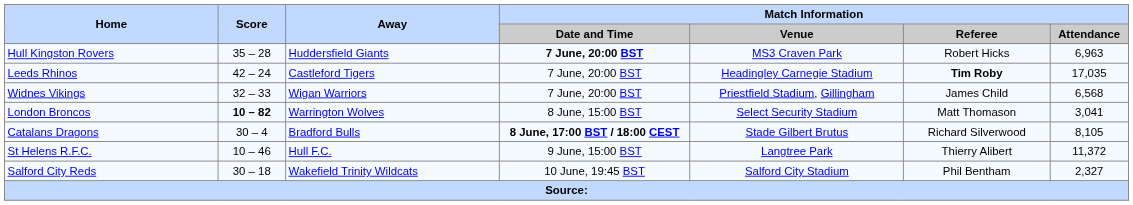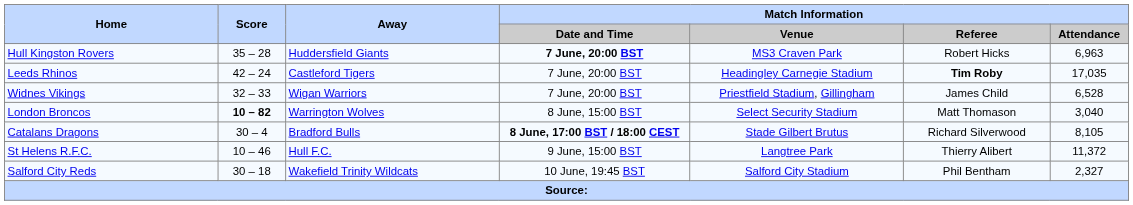(1089, 93) 6,568 -> (1089, 93) 6,528
(1089, 112) 3,041 -> (1089, 112) 3,040
